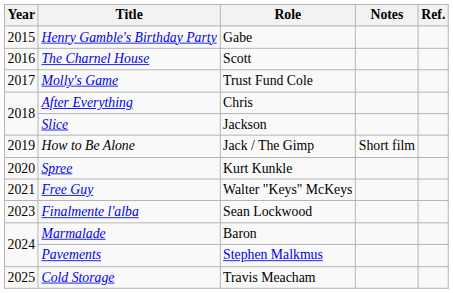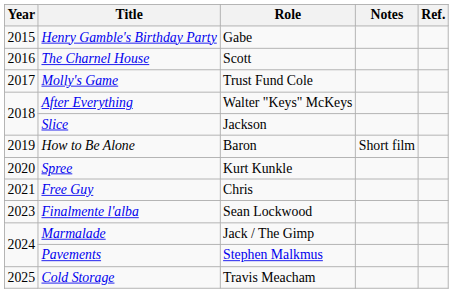(238, 102) Chris -> (288, 102) Walter "Keys" McKeys
(269, 146) Jack / The Gimp -> (240, 146) Baron
(288, 189) Walter "Keys" McKeys -> (238, 189) Chris
(240, 233) Baron -> (269, 233) Jack / The Gimp
